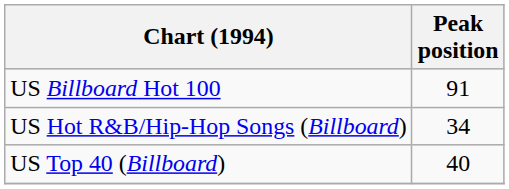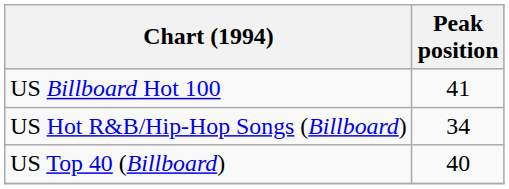(458, 88) 91 -> (458, 88) 41
